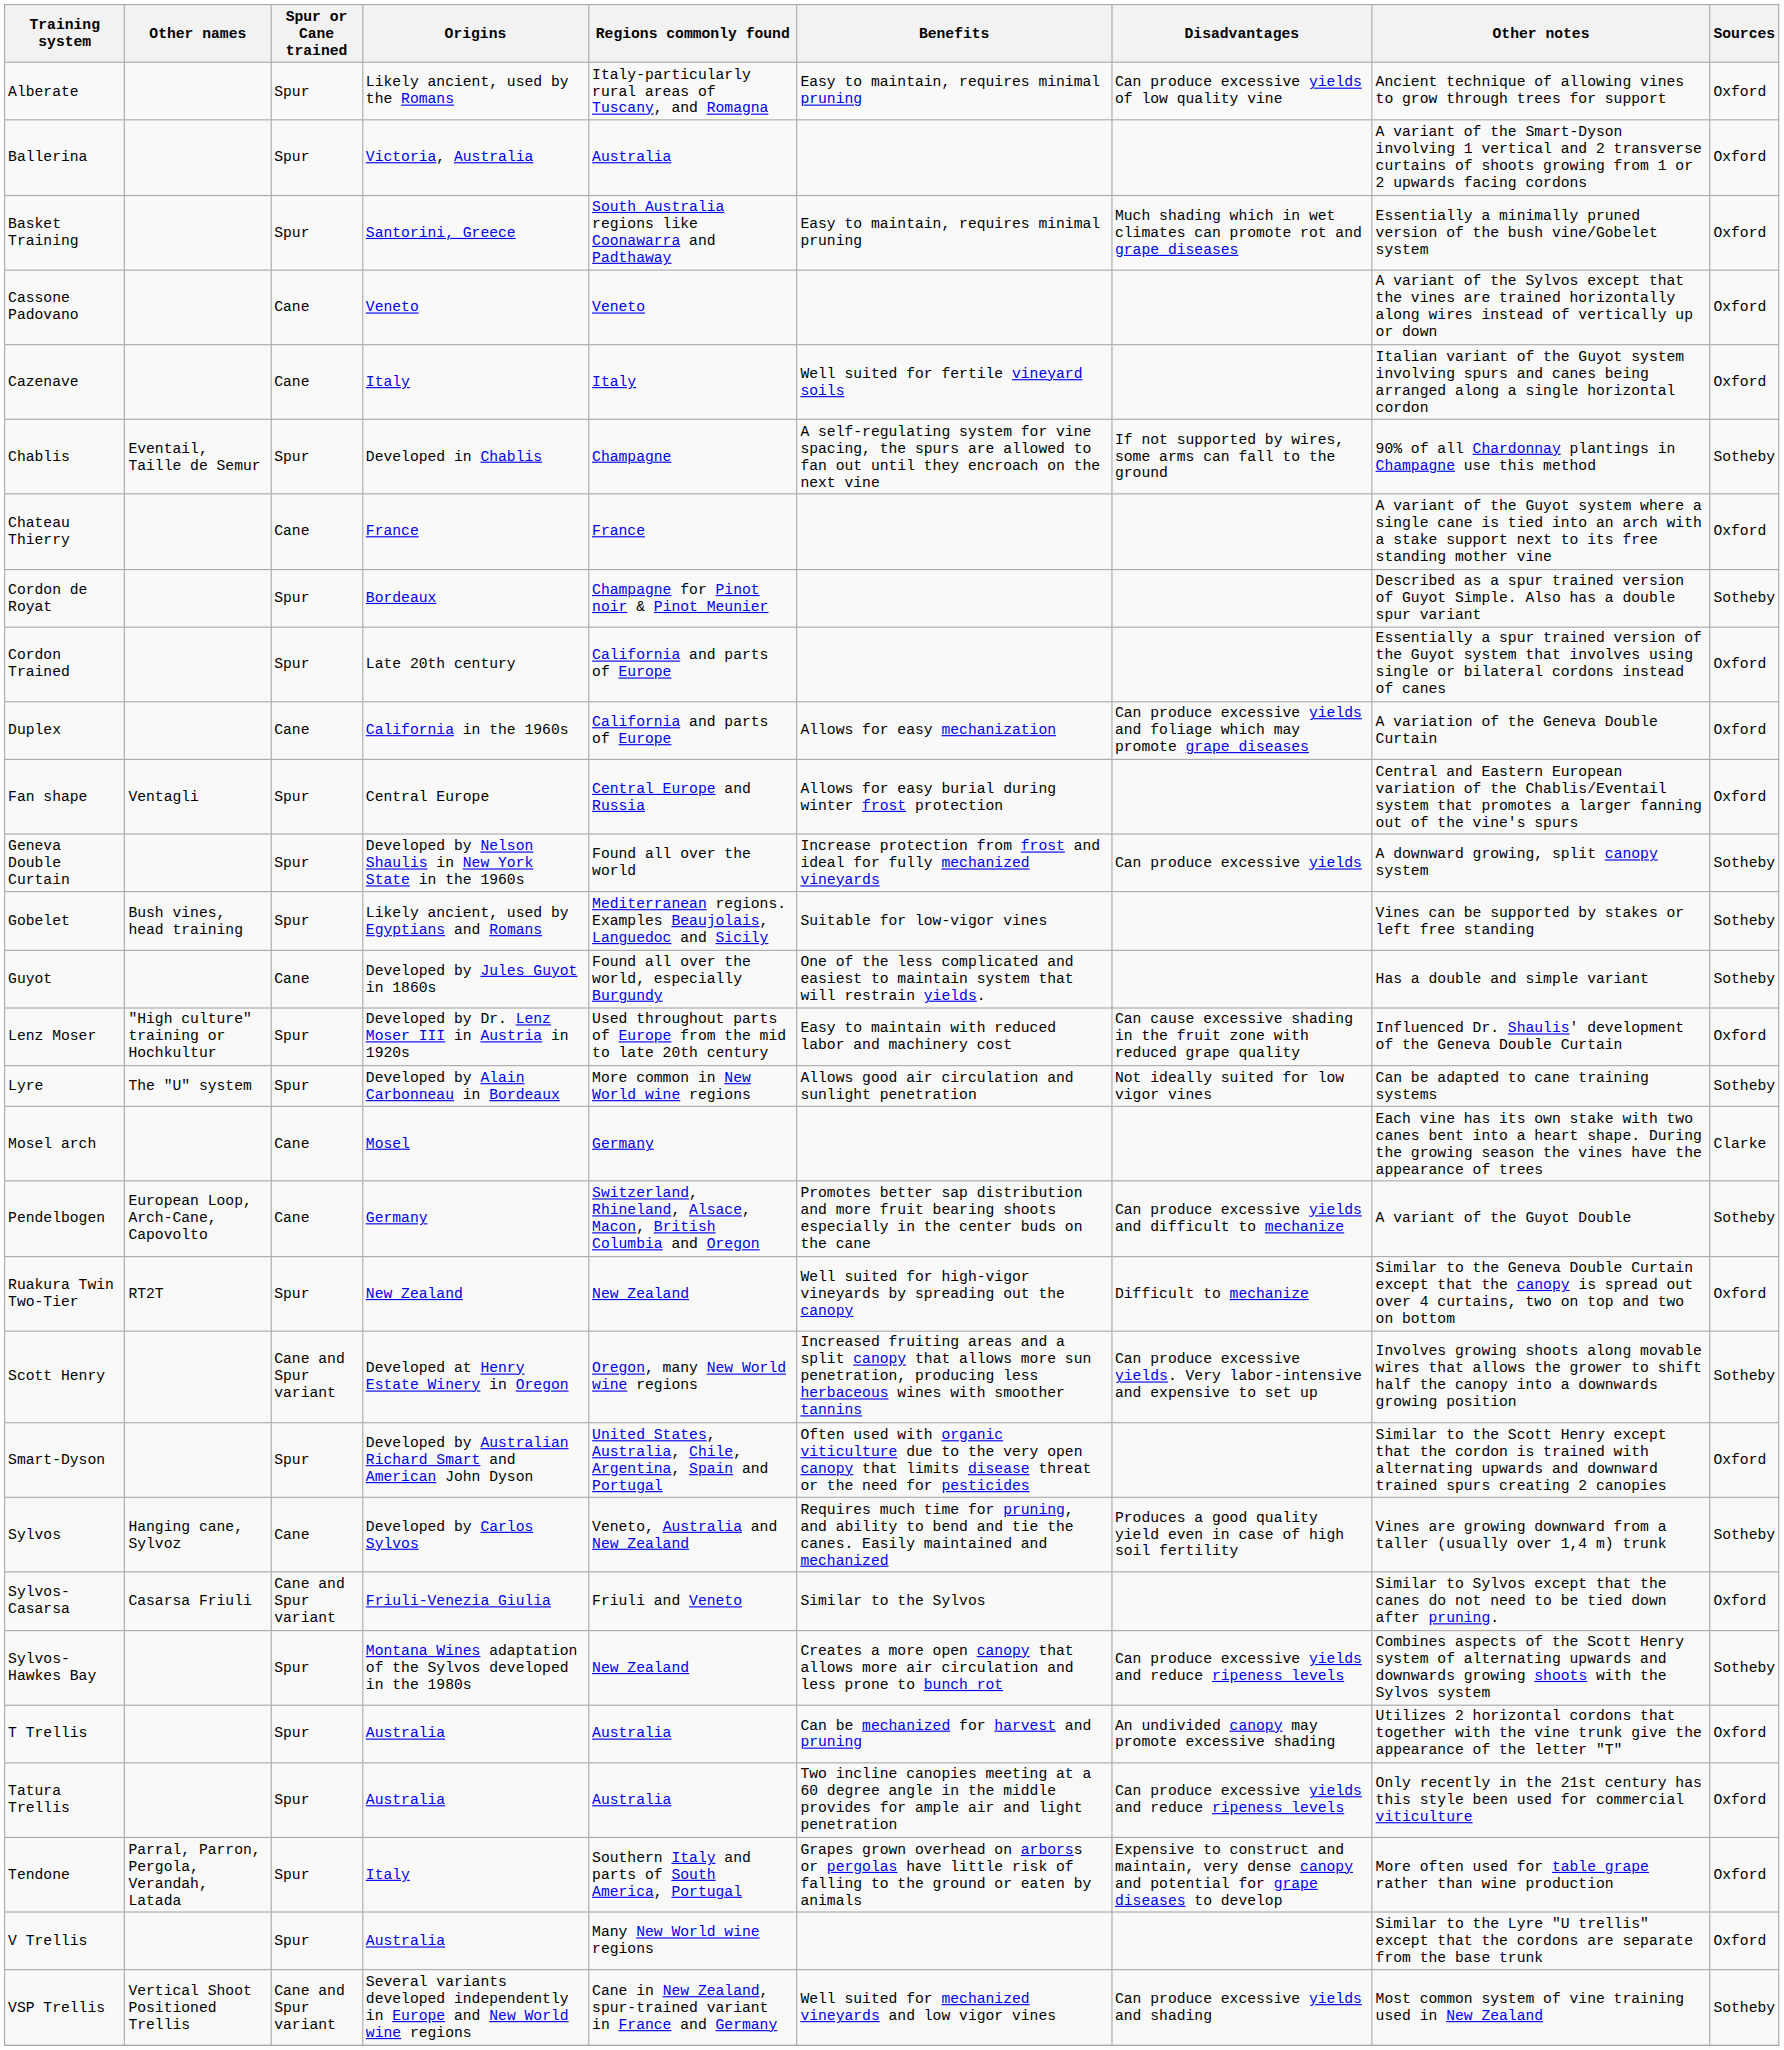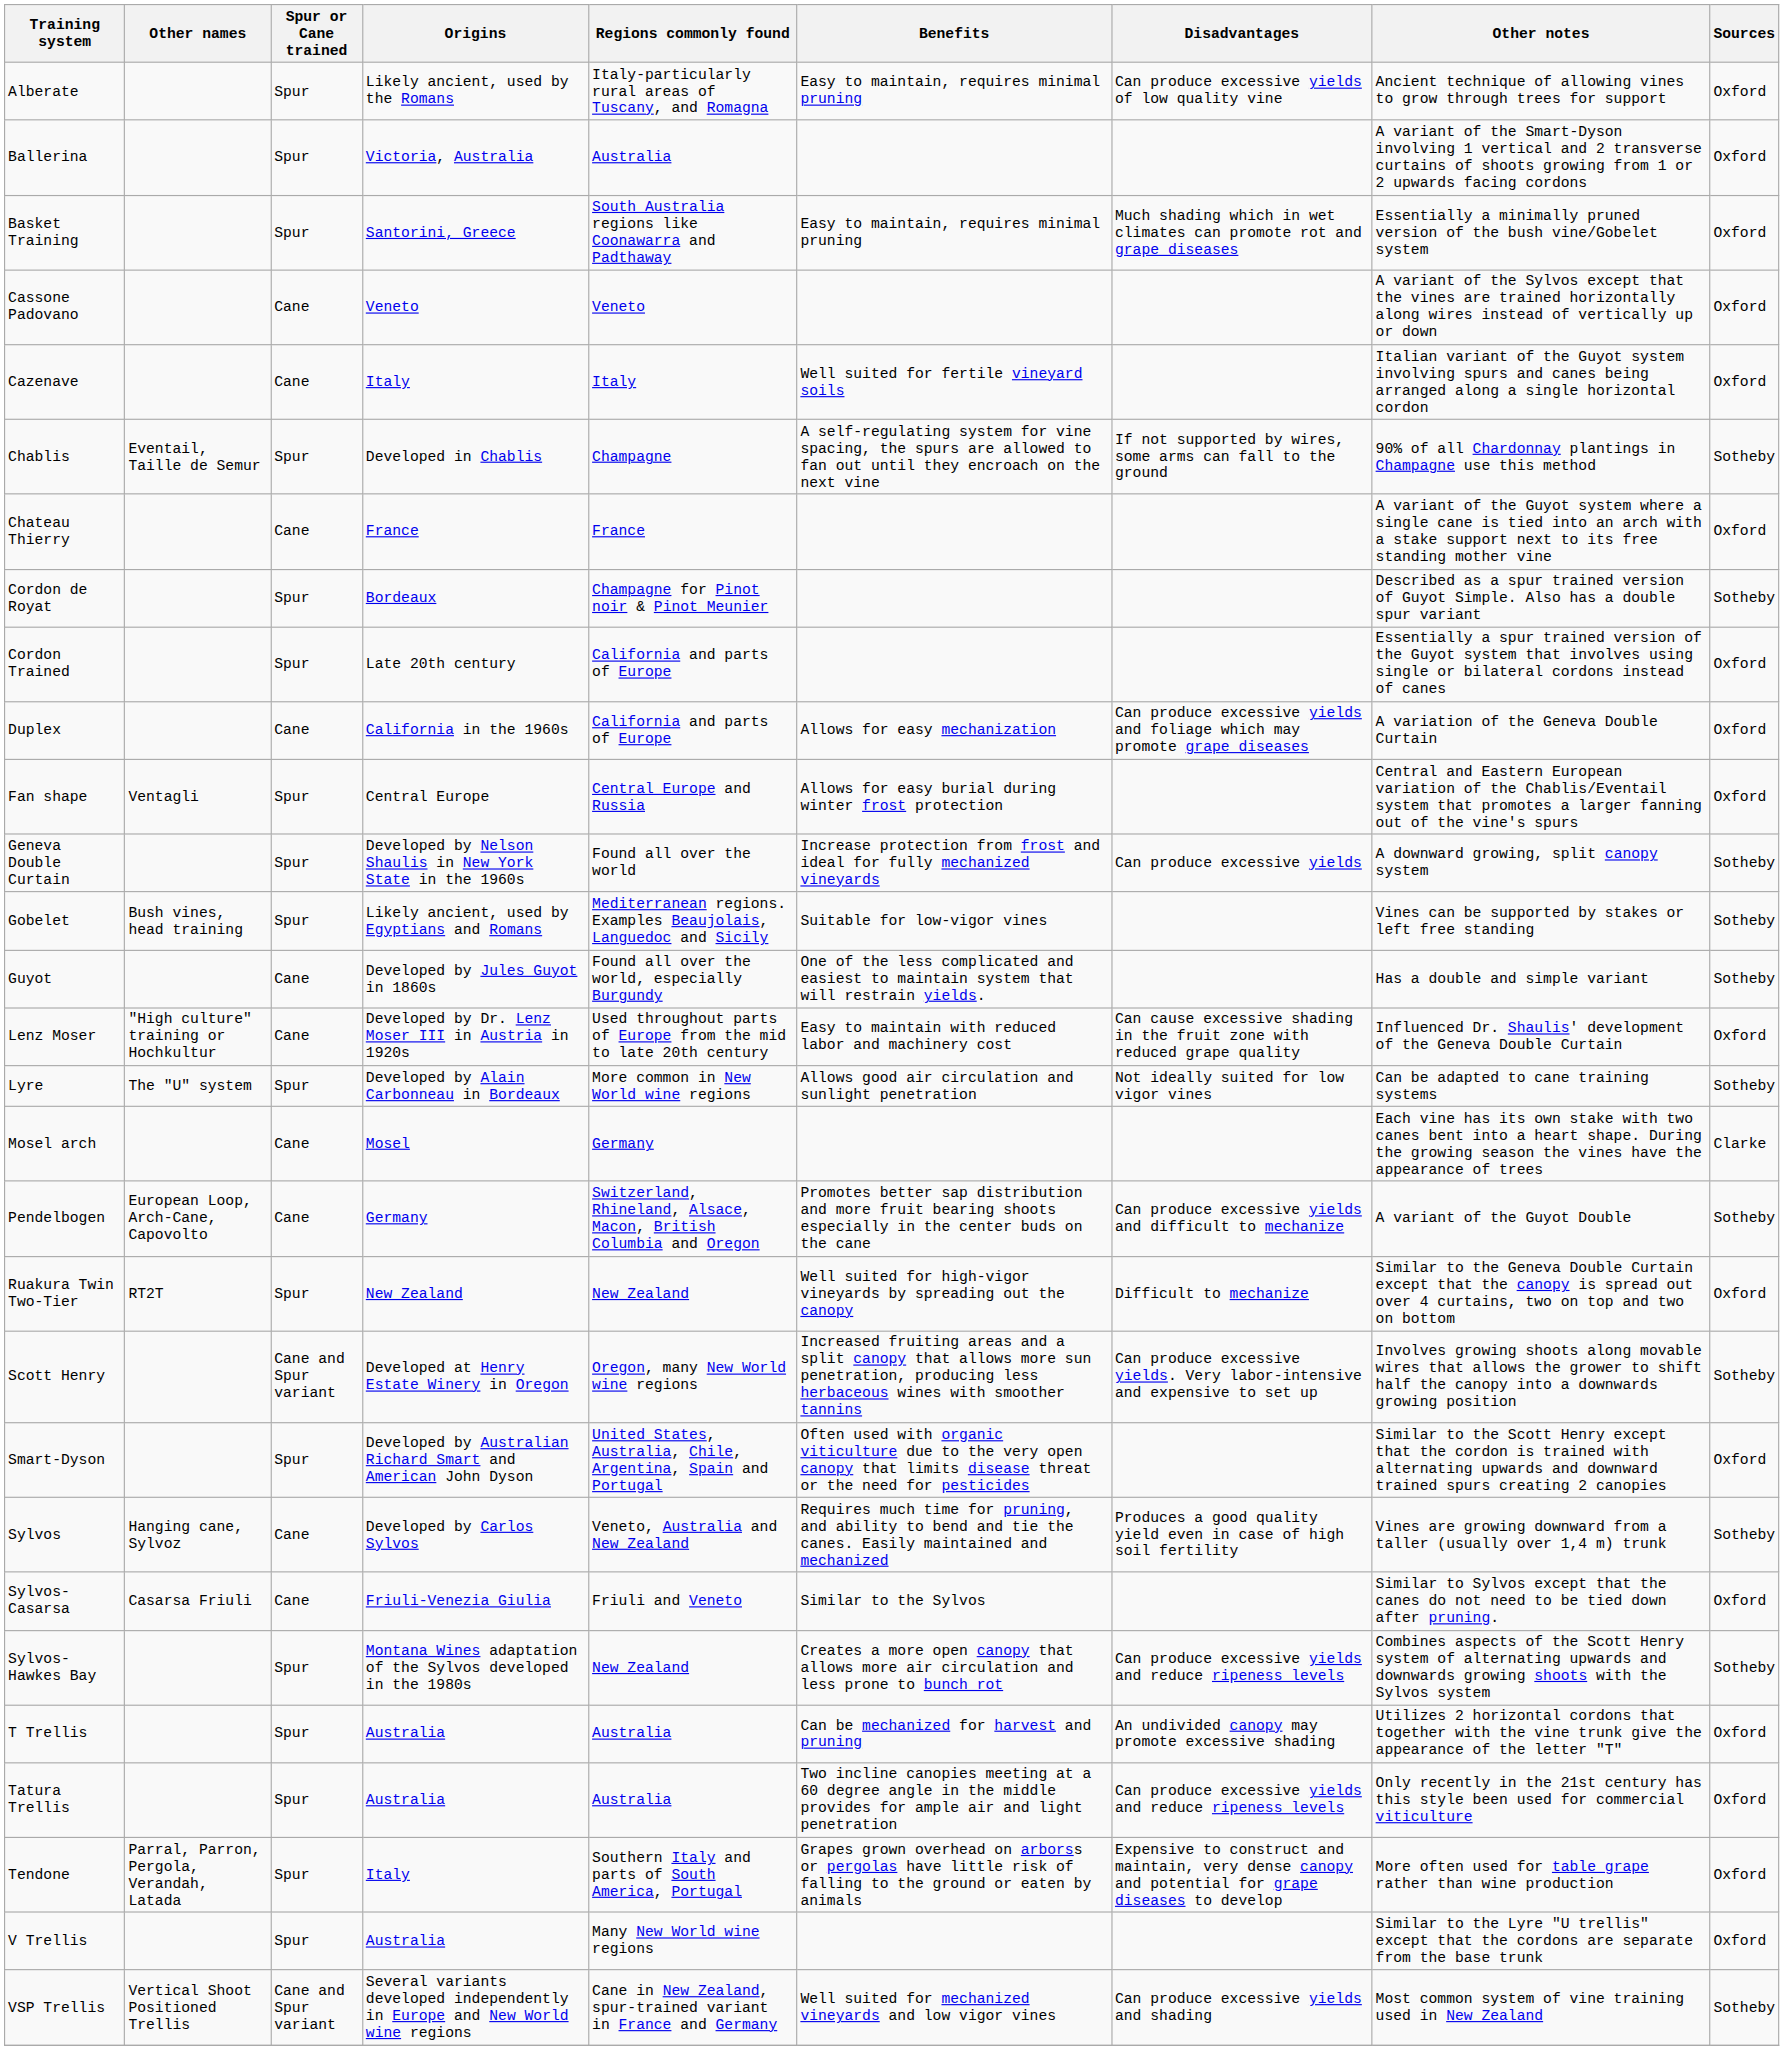(292, 1037) Spur -> (292, 1037) Cane
(309, 1601) Cane and Spur variant -> (292, 1601) Cane
